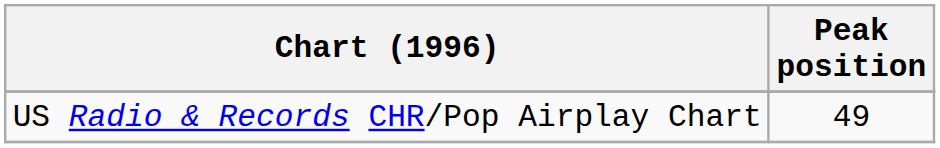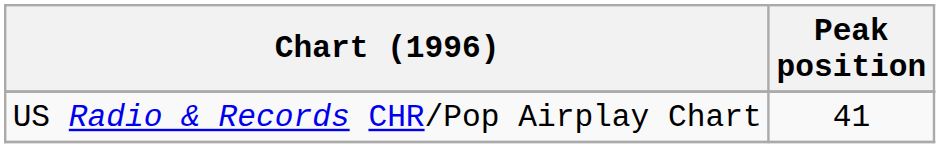(851, 117) 49 -> (851, 117) 41
